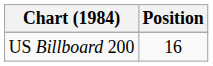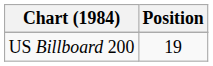(173, 46) 16 -> (173, 46) 19
